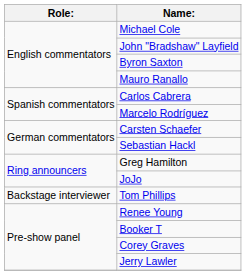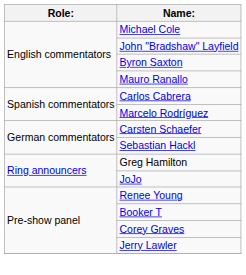- row: (148, 196)
